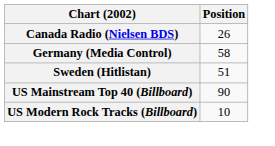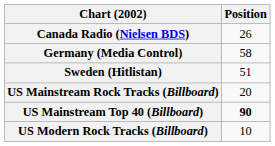+ row: (113, 92)
(224, 92) normal -> (246, 111) bold
